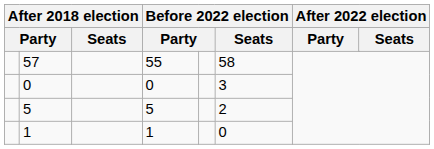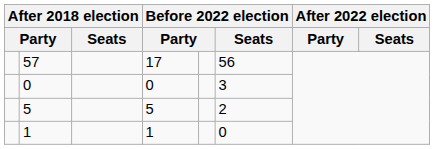(154, 62) 55 -> (154, 62) 17
(227, 62) 58 -> (227, 62) 56
